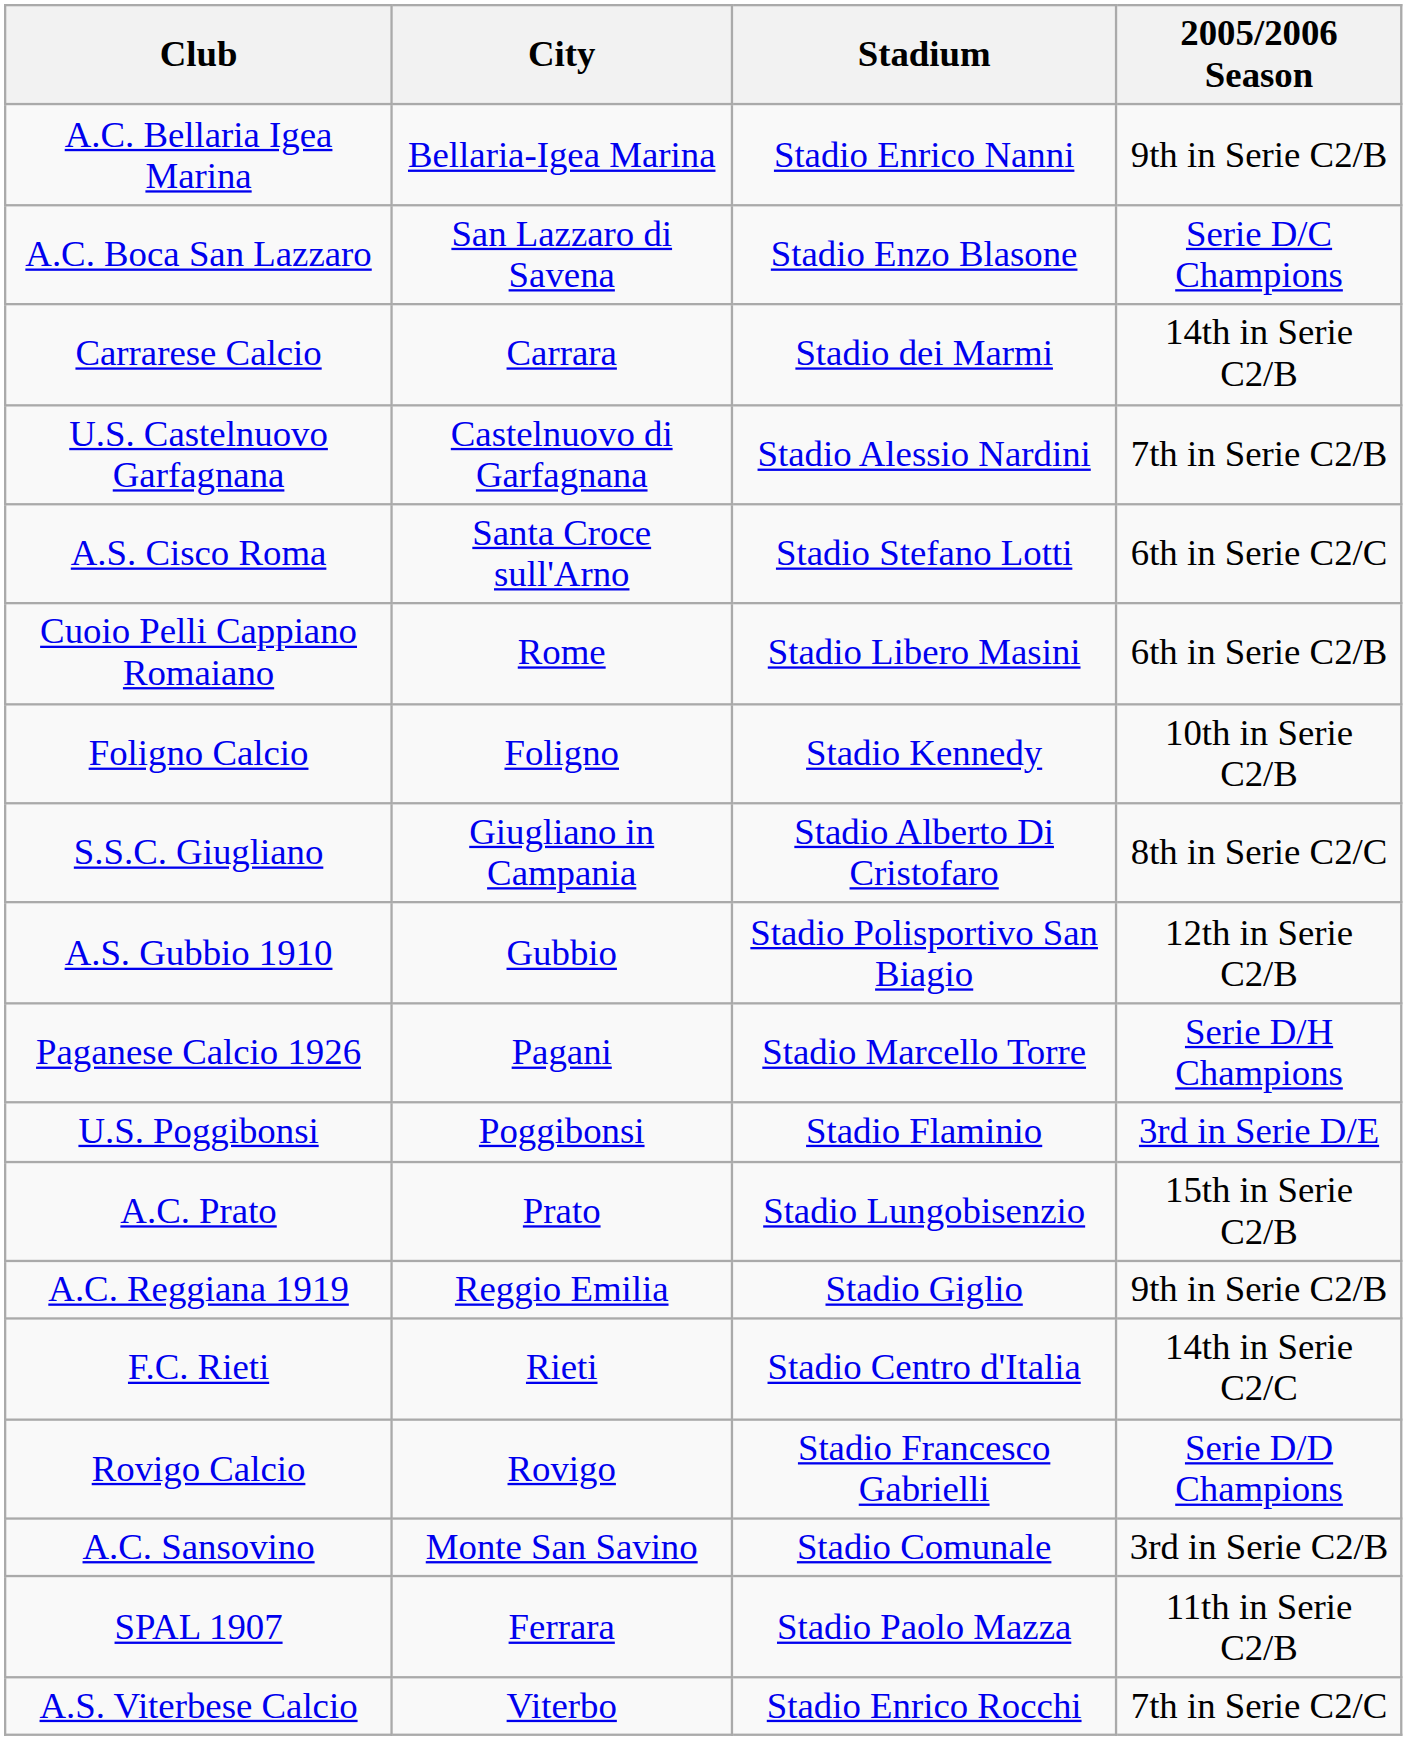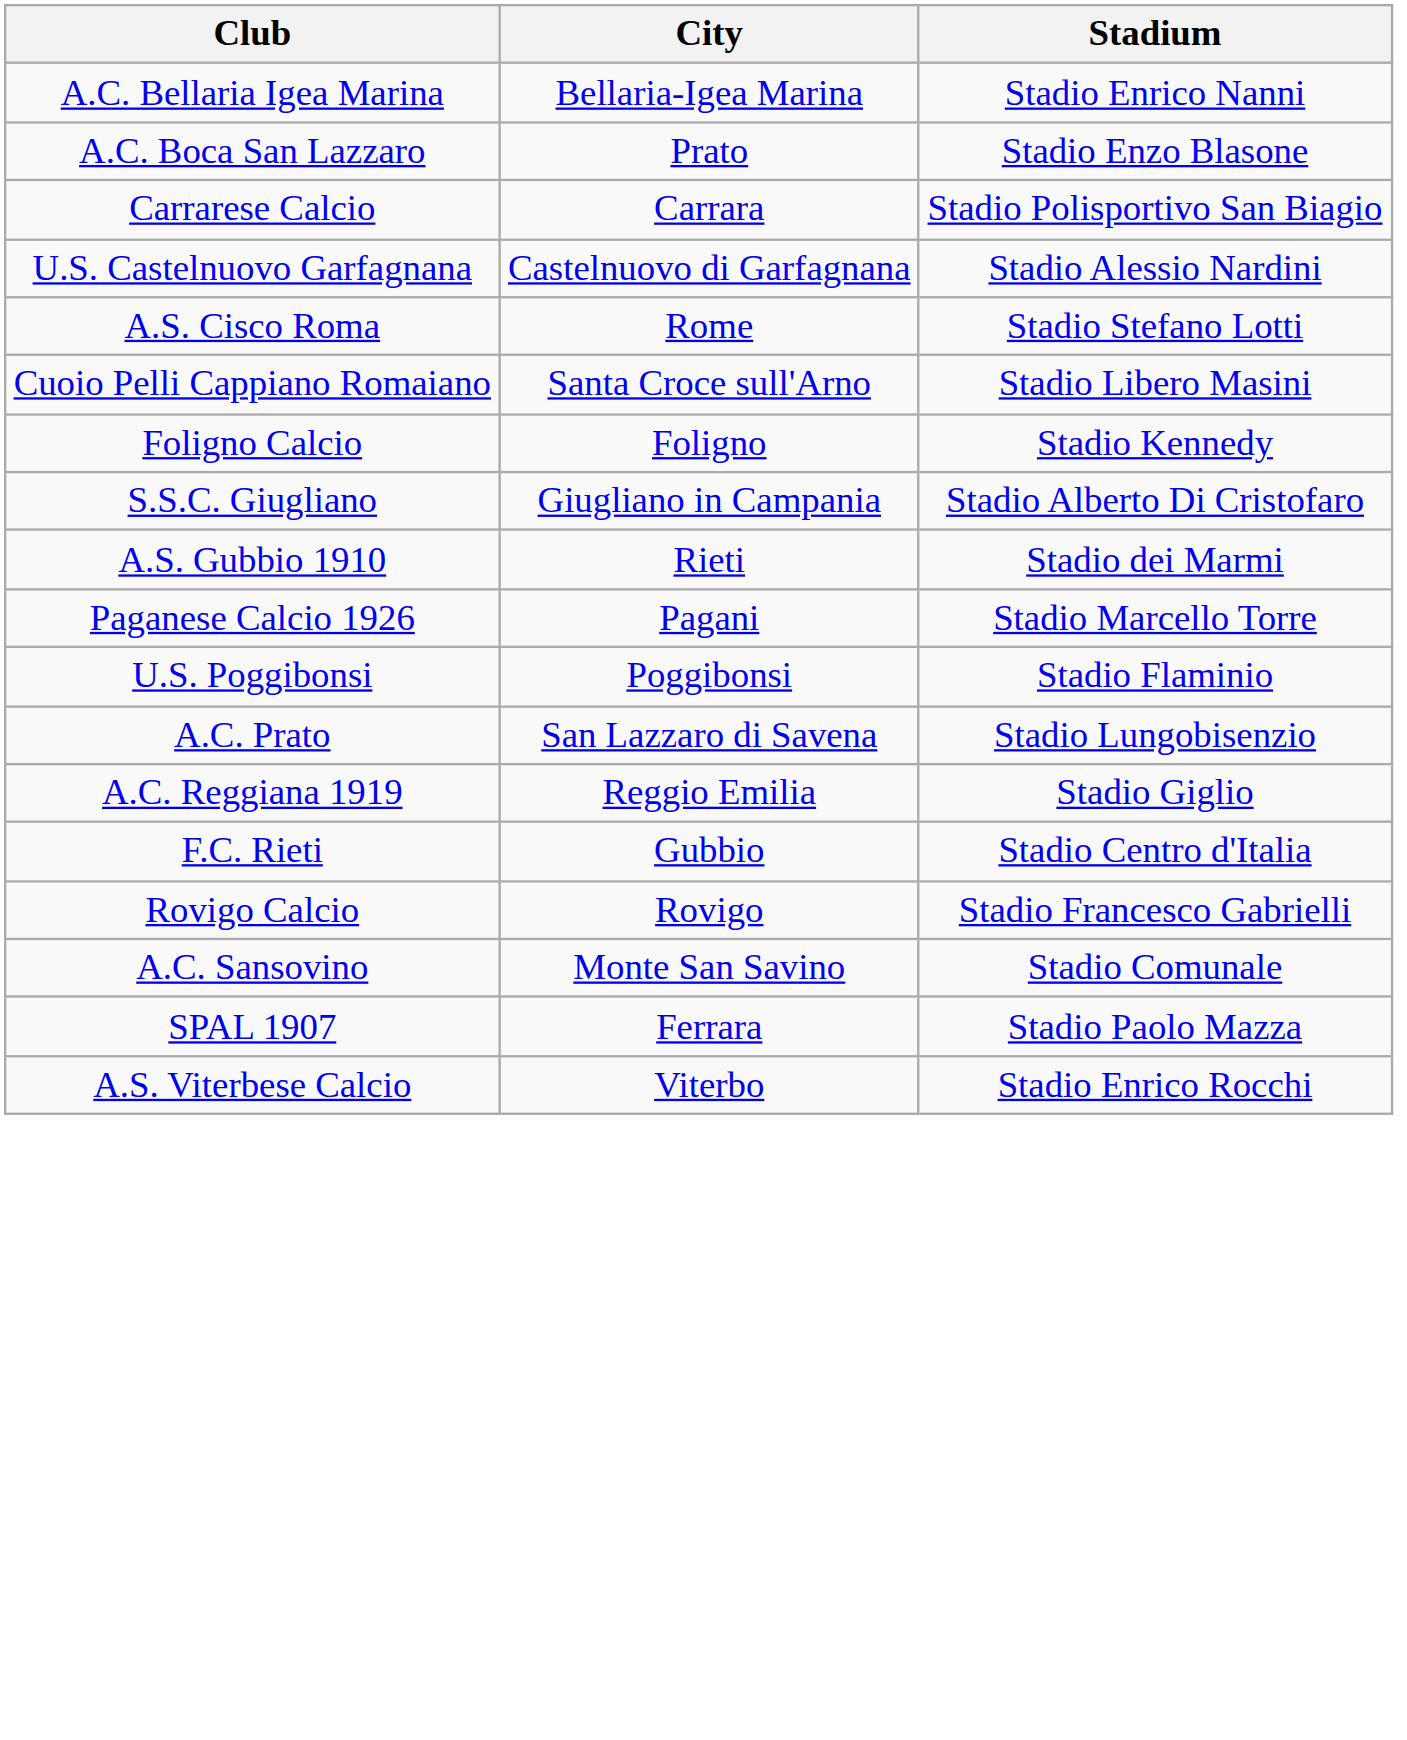- column: (1259, 54)
(562, 253) San Lazzaro di Savena -> (709, 150) Prato
(924, 353) Stadio dei Marmi -> (1155, 208) Stadio Polisportivo San Biagio
(562, 553) Santa Croce sull'Arno -> (709, 325) Rome
(562, 652) Rome -> (709, 383) Santa Croce sull'Arno
(562, 952) Gubbio -> (709, 558) Rieti
(924, 952) Stadio Polisportivo San Biagio -> (1155, 558) Stadio dei Marmi
(562, 1210) Prato -> (709, 734) San Lazzaro di Savena
(562, 1368) Rieti -> (709, 850) Gubbio
